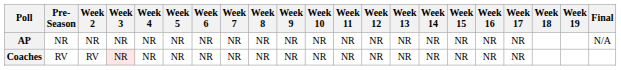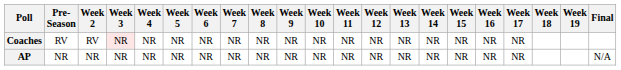rows swapped: (24, 41) <-> (24, 57)
